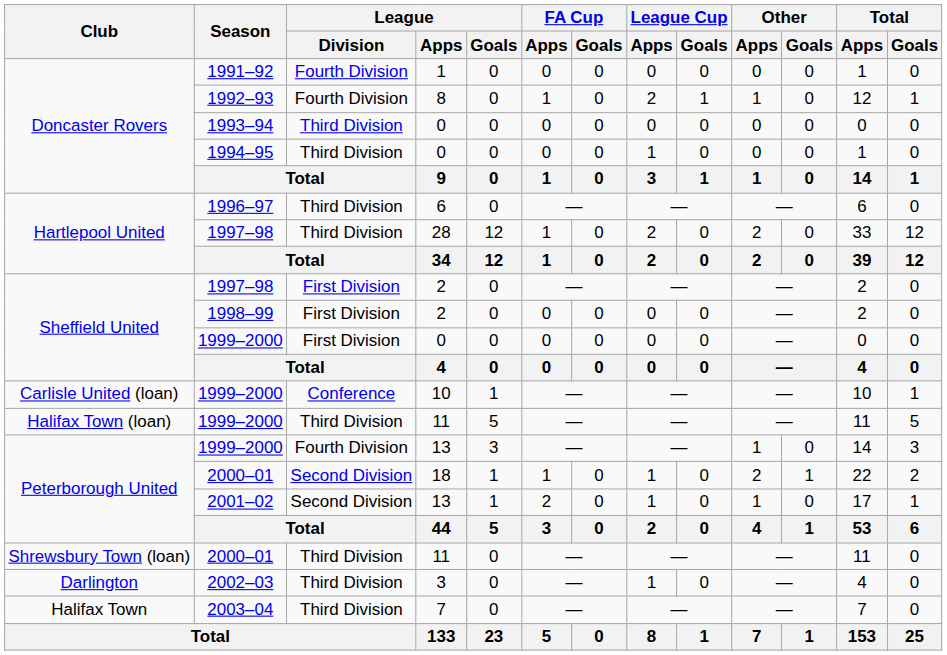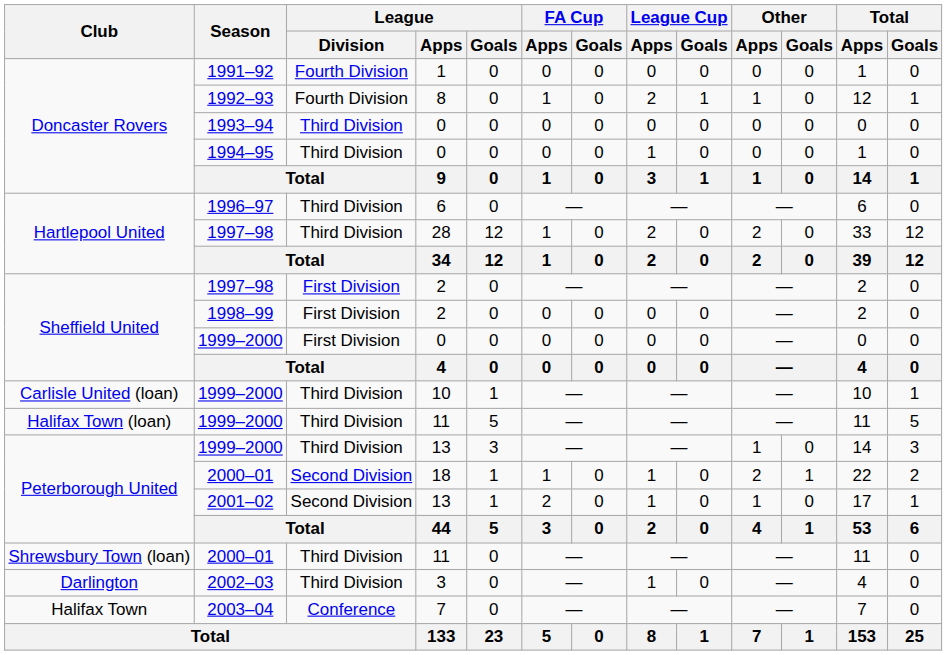(351, 394) Conference -> (351, 394) Third Division
(351, 448) Fourth Division -> (351, 448) Third Division
(351, 609) Third Division -> (351, 609) Conference
